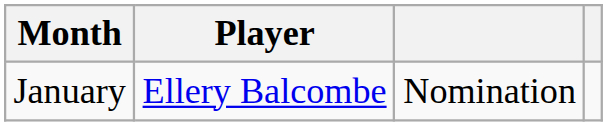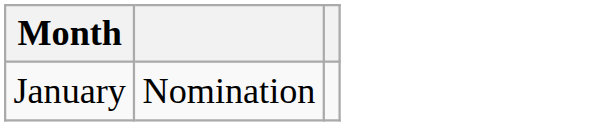- column: (265, 33)
